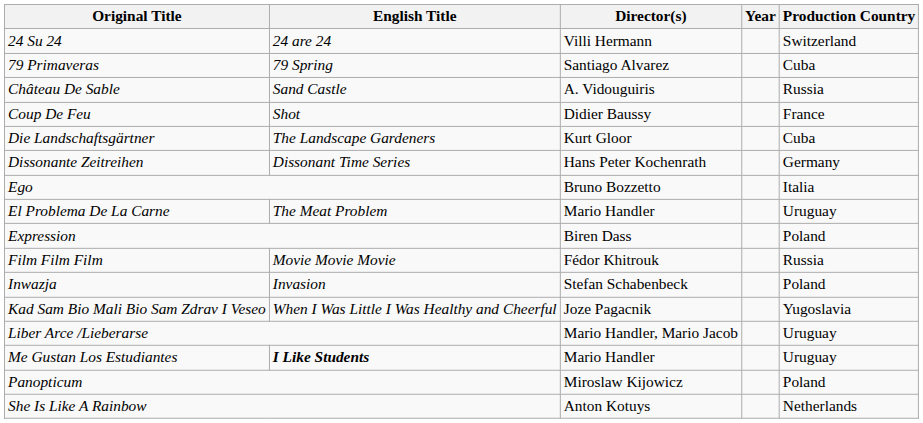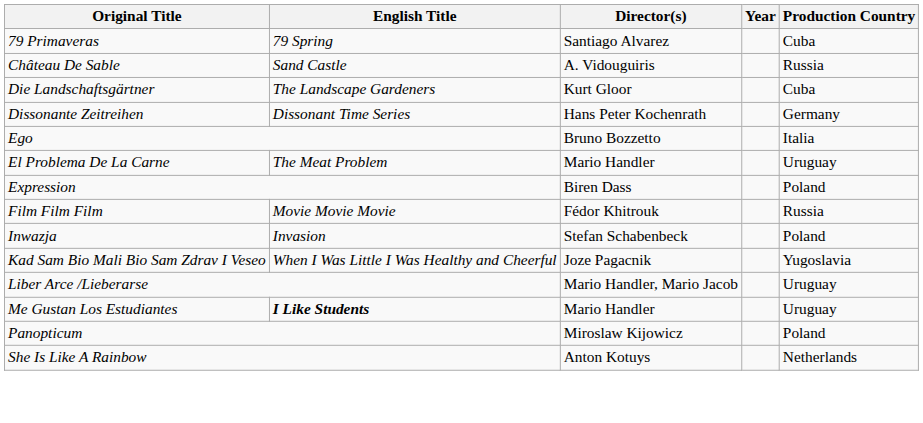- row: (35, 41)
- row: (49, 114)
